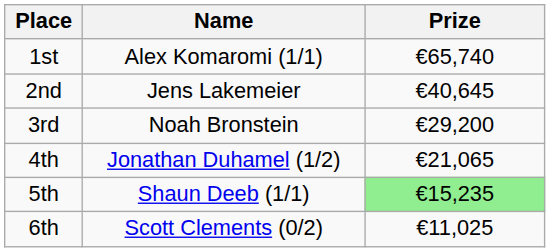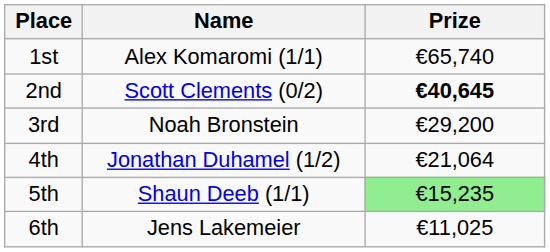(224, 90) Jens Lakemeier -> (224, 90) Scott Clements (0/2)
(455, 90) normal -> (455, 90) bold
(455, 159) €21,065 -> (455, 159) €21,064
(224, 228) Scott Clements (0/2) -> (224, 228) Jens Lakemeier
